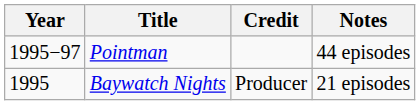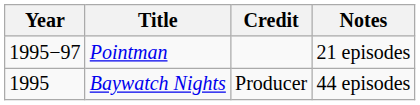(363, 52) 44 episodes -> (363, 52) 21 episodes
(363, 83) 21 episodes -> (363, 83) 44 episodes
